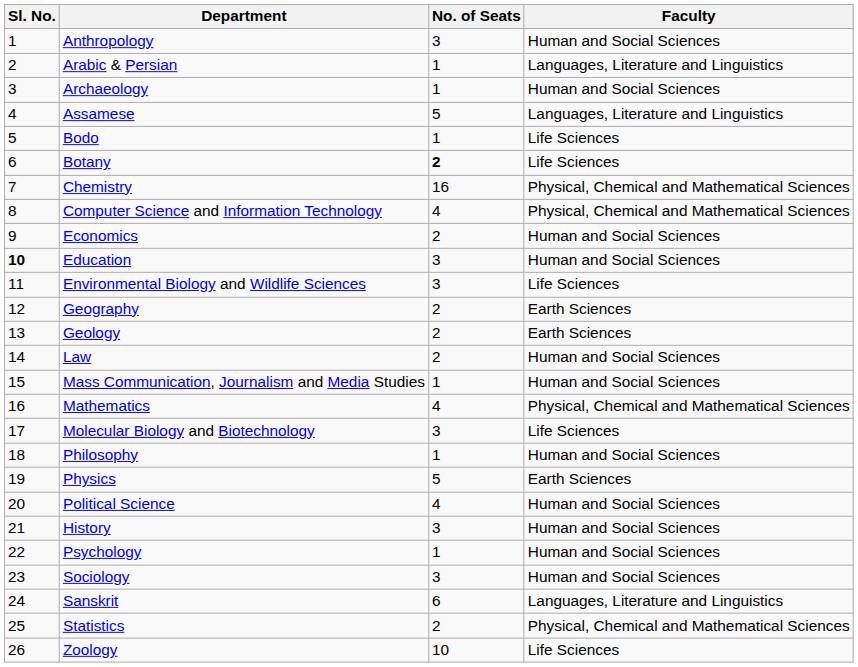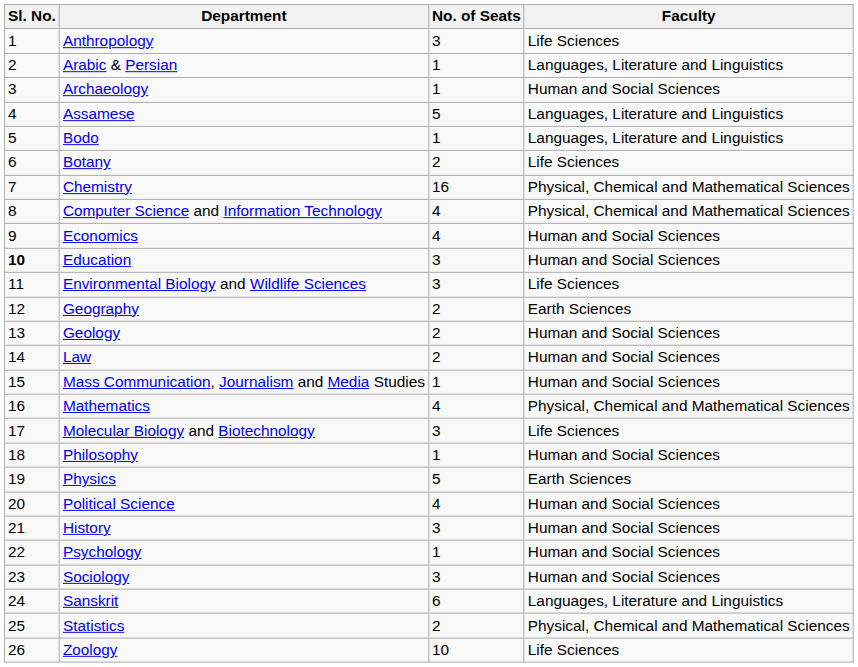(624, 41) Human and Social Sciences -> (573, 41) Life Sciences
(573, 138) Life Sciences -> (655, 138) Languages, Literature and Linguistics
(436, 162) bold -> (436, 162) normal
(436, 235) 2 -> (436, 235) 4
(579, 333) Earth Sciences -> (624, 333) Human and Social Sciences
